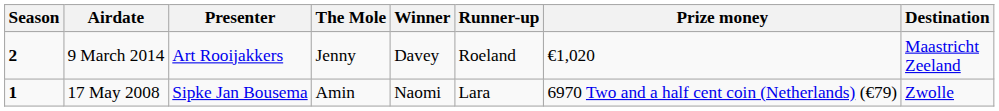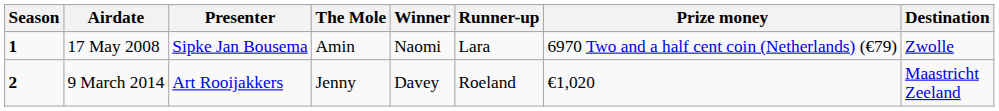rows swapped: (113, 92) <-> (116, 55)
